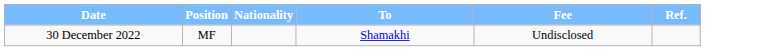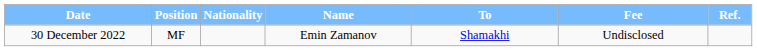+ column: (338, 15)
